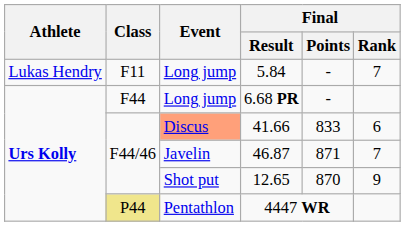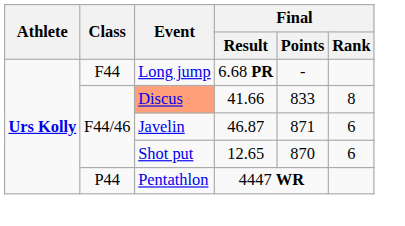- row: (271, 72)
(377, 126) 6 -> (351, 99) 8
(377, 153) 7 -> (351, 126) 6
(377, 180) 9 -> (351, 153) 6
(133, 207) khaki background -> (107, 180) no background
